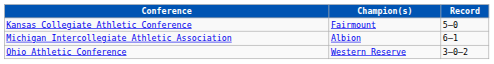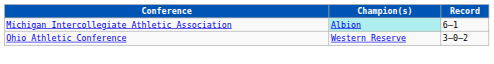- row: (99, 25)
(346, 38) no background -> (346, 25) paleturquoise background
